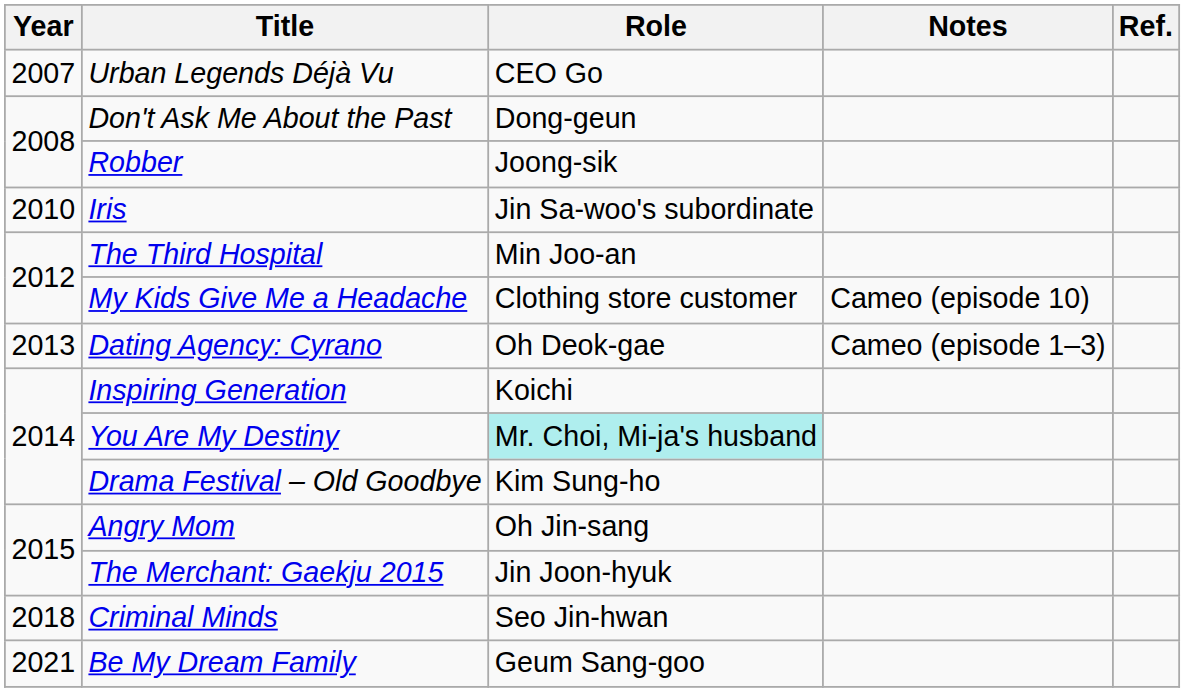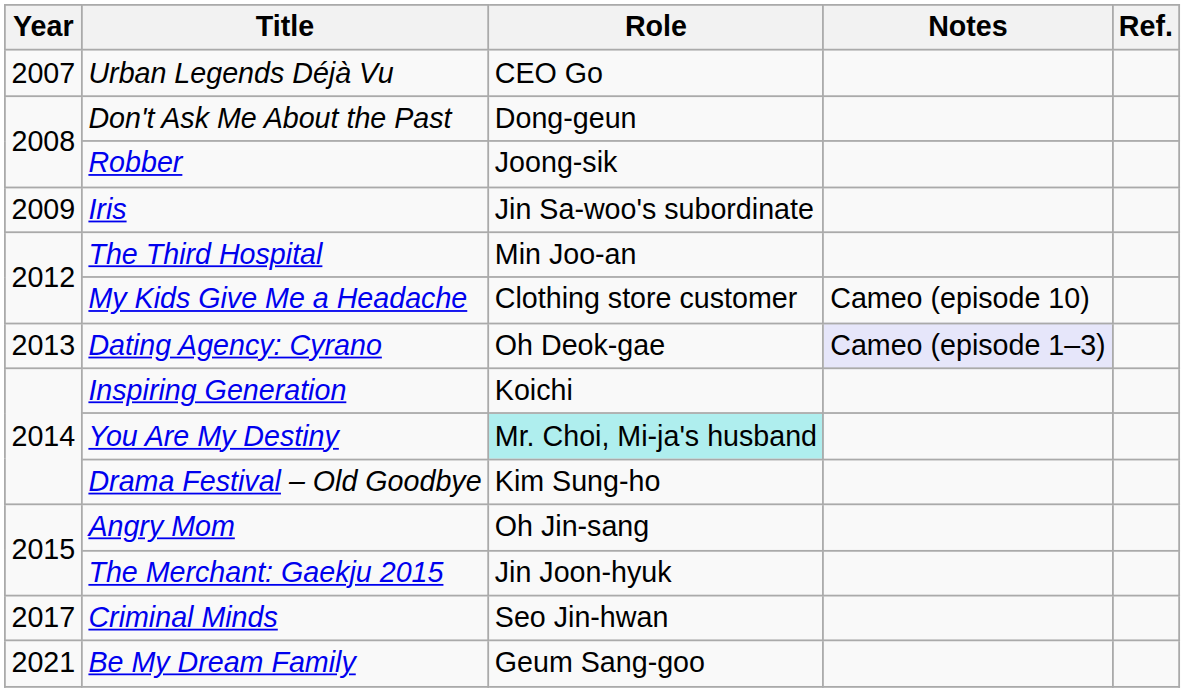(43, 208) 2010 -> (43, 208) 2009
(968, 345) no background -> (968, 345) lavender background
(43, 617) 2018 -> (43, 617) 2017
